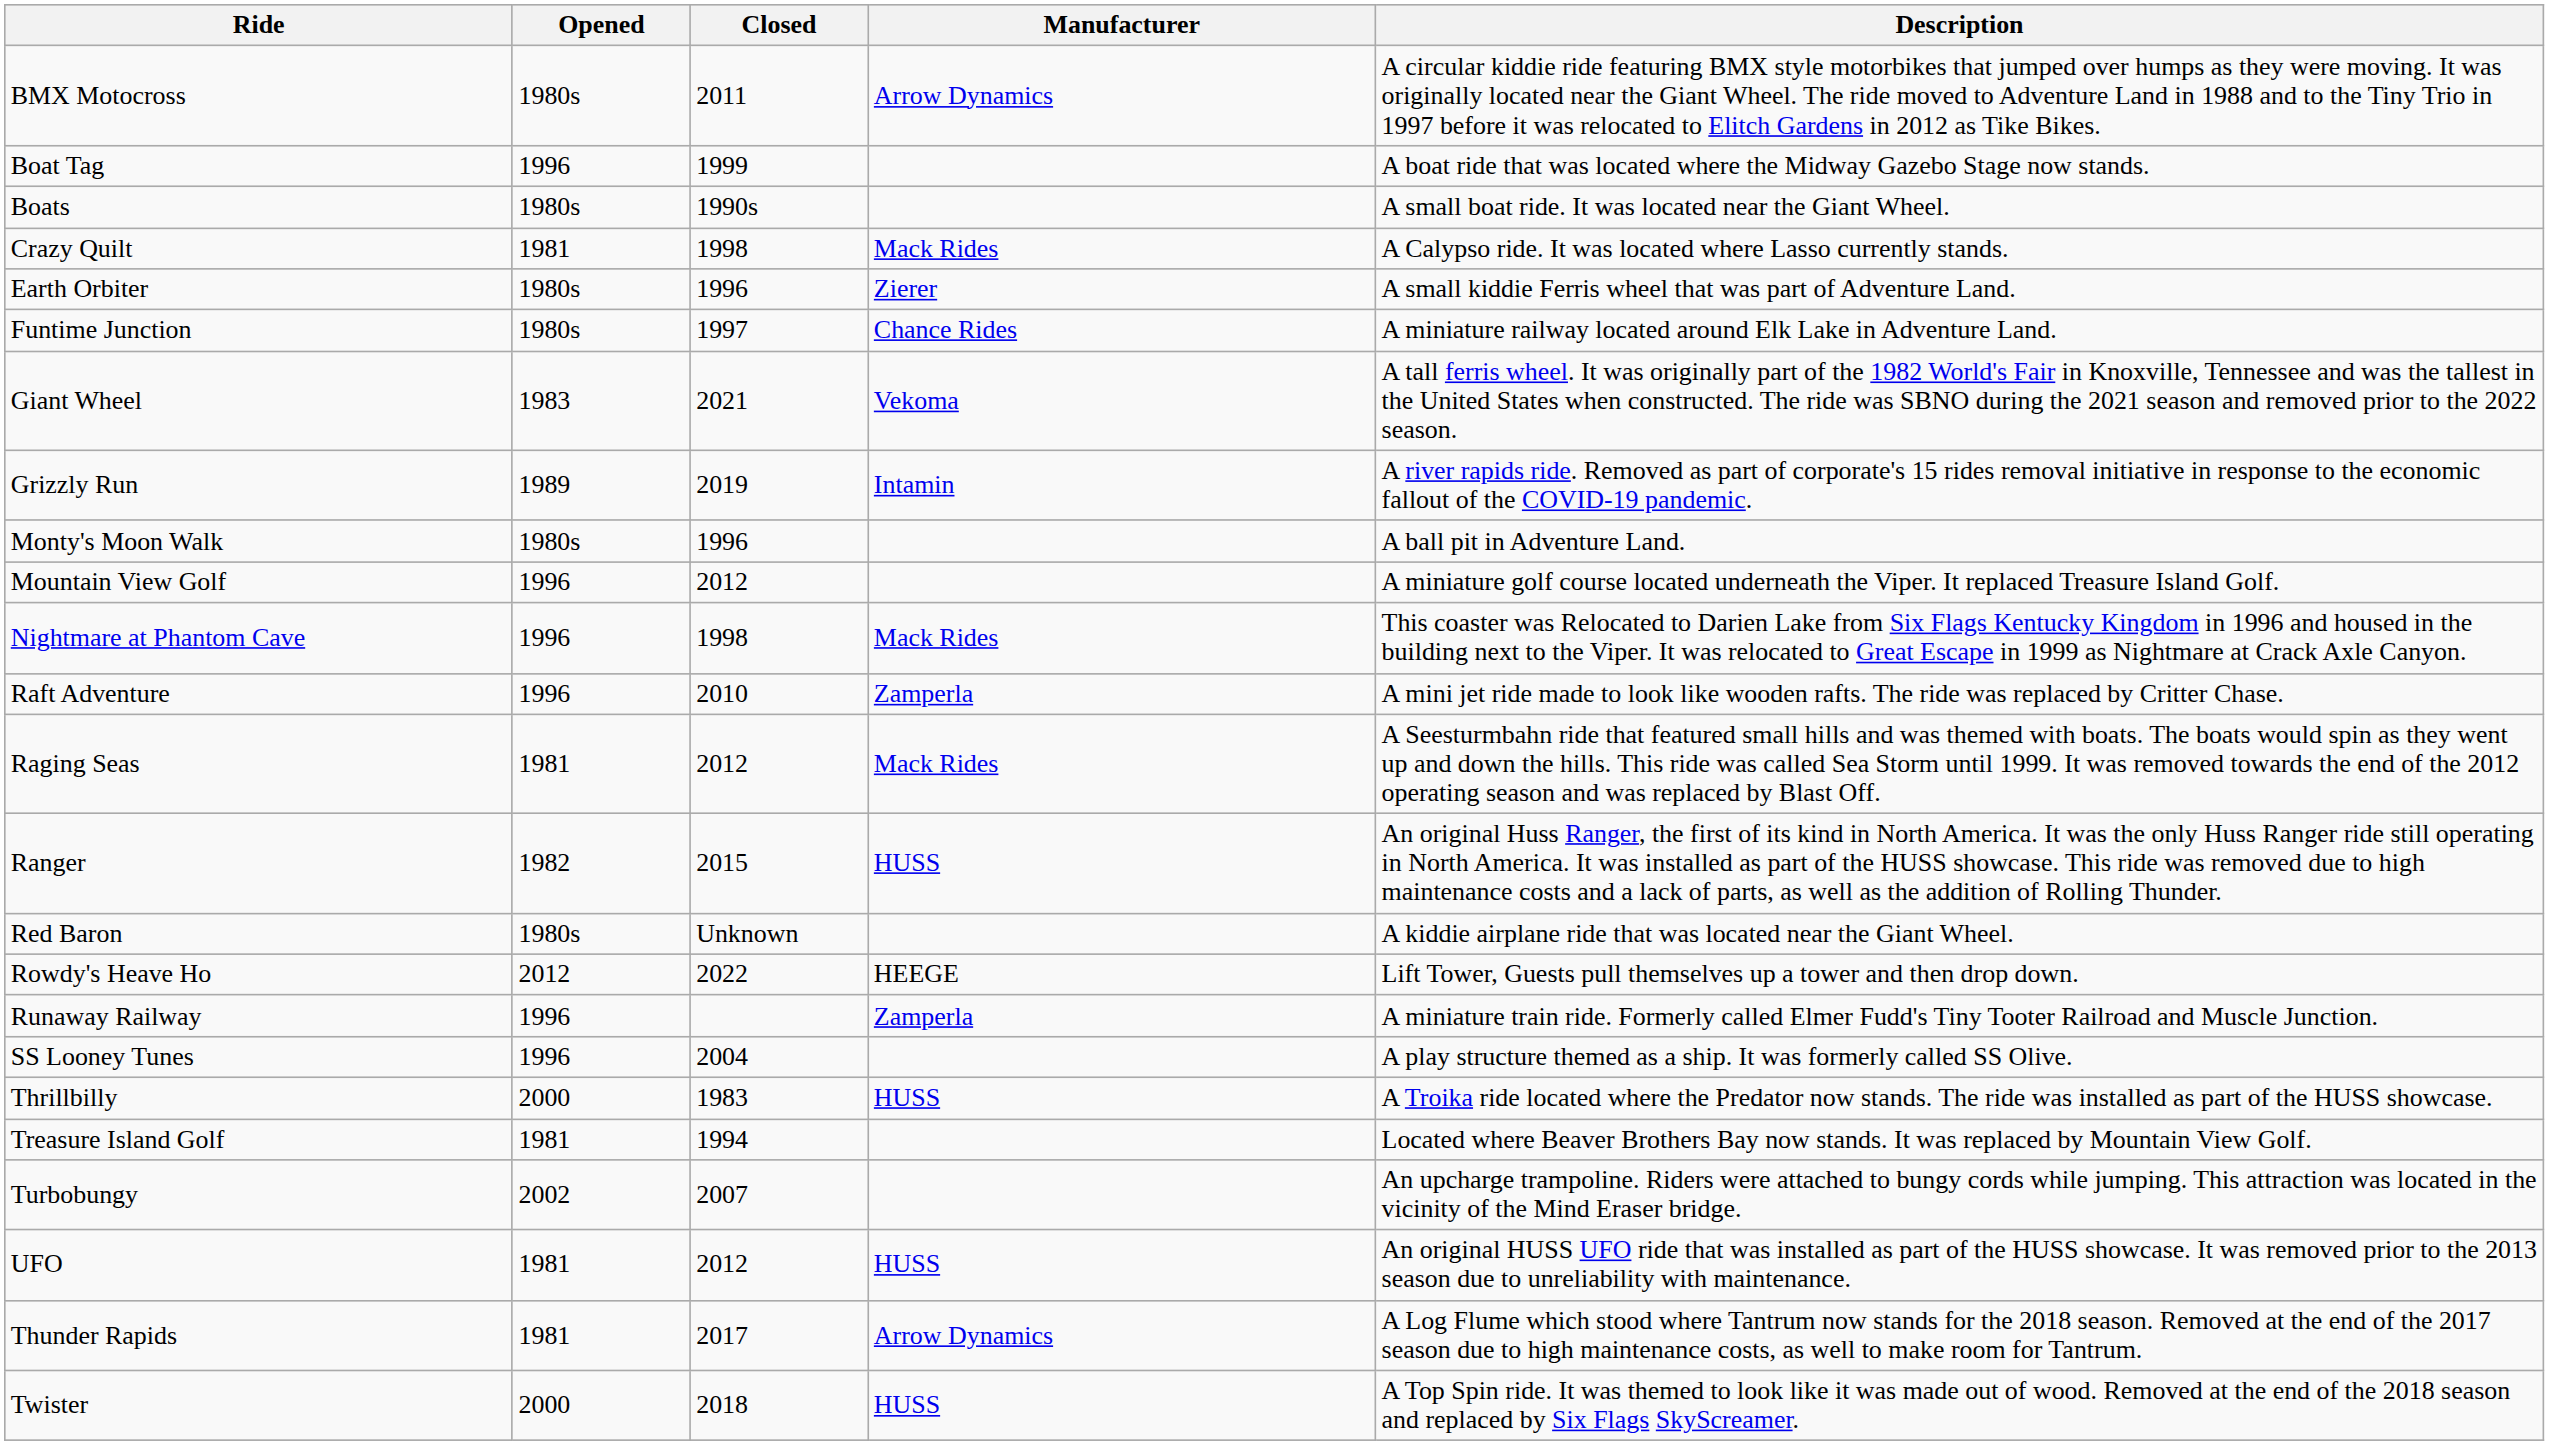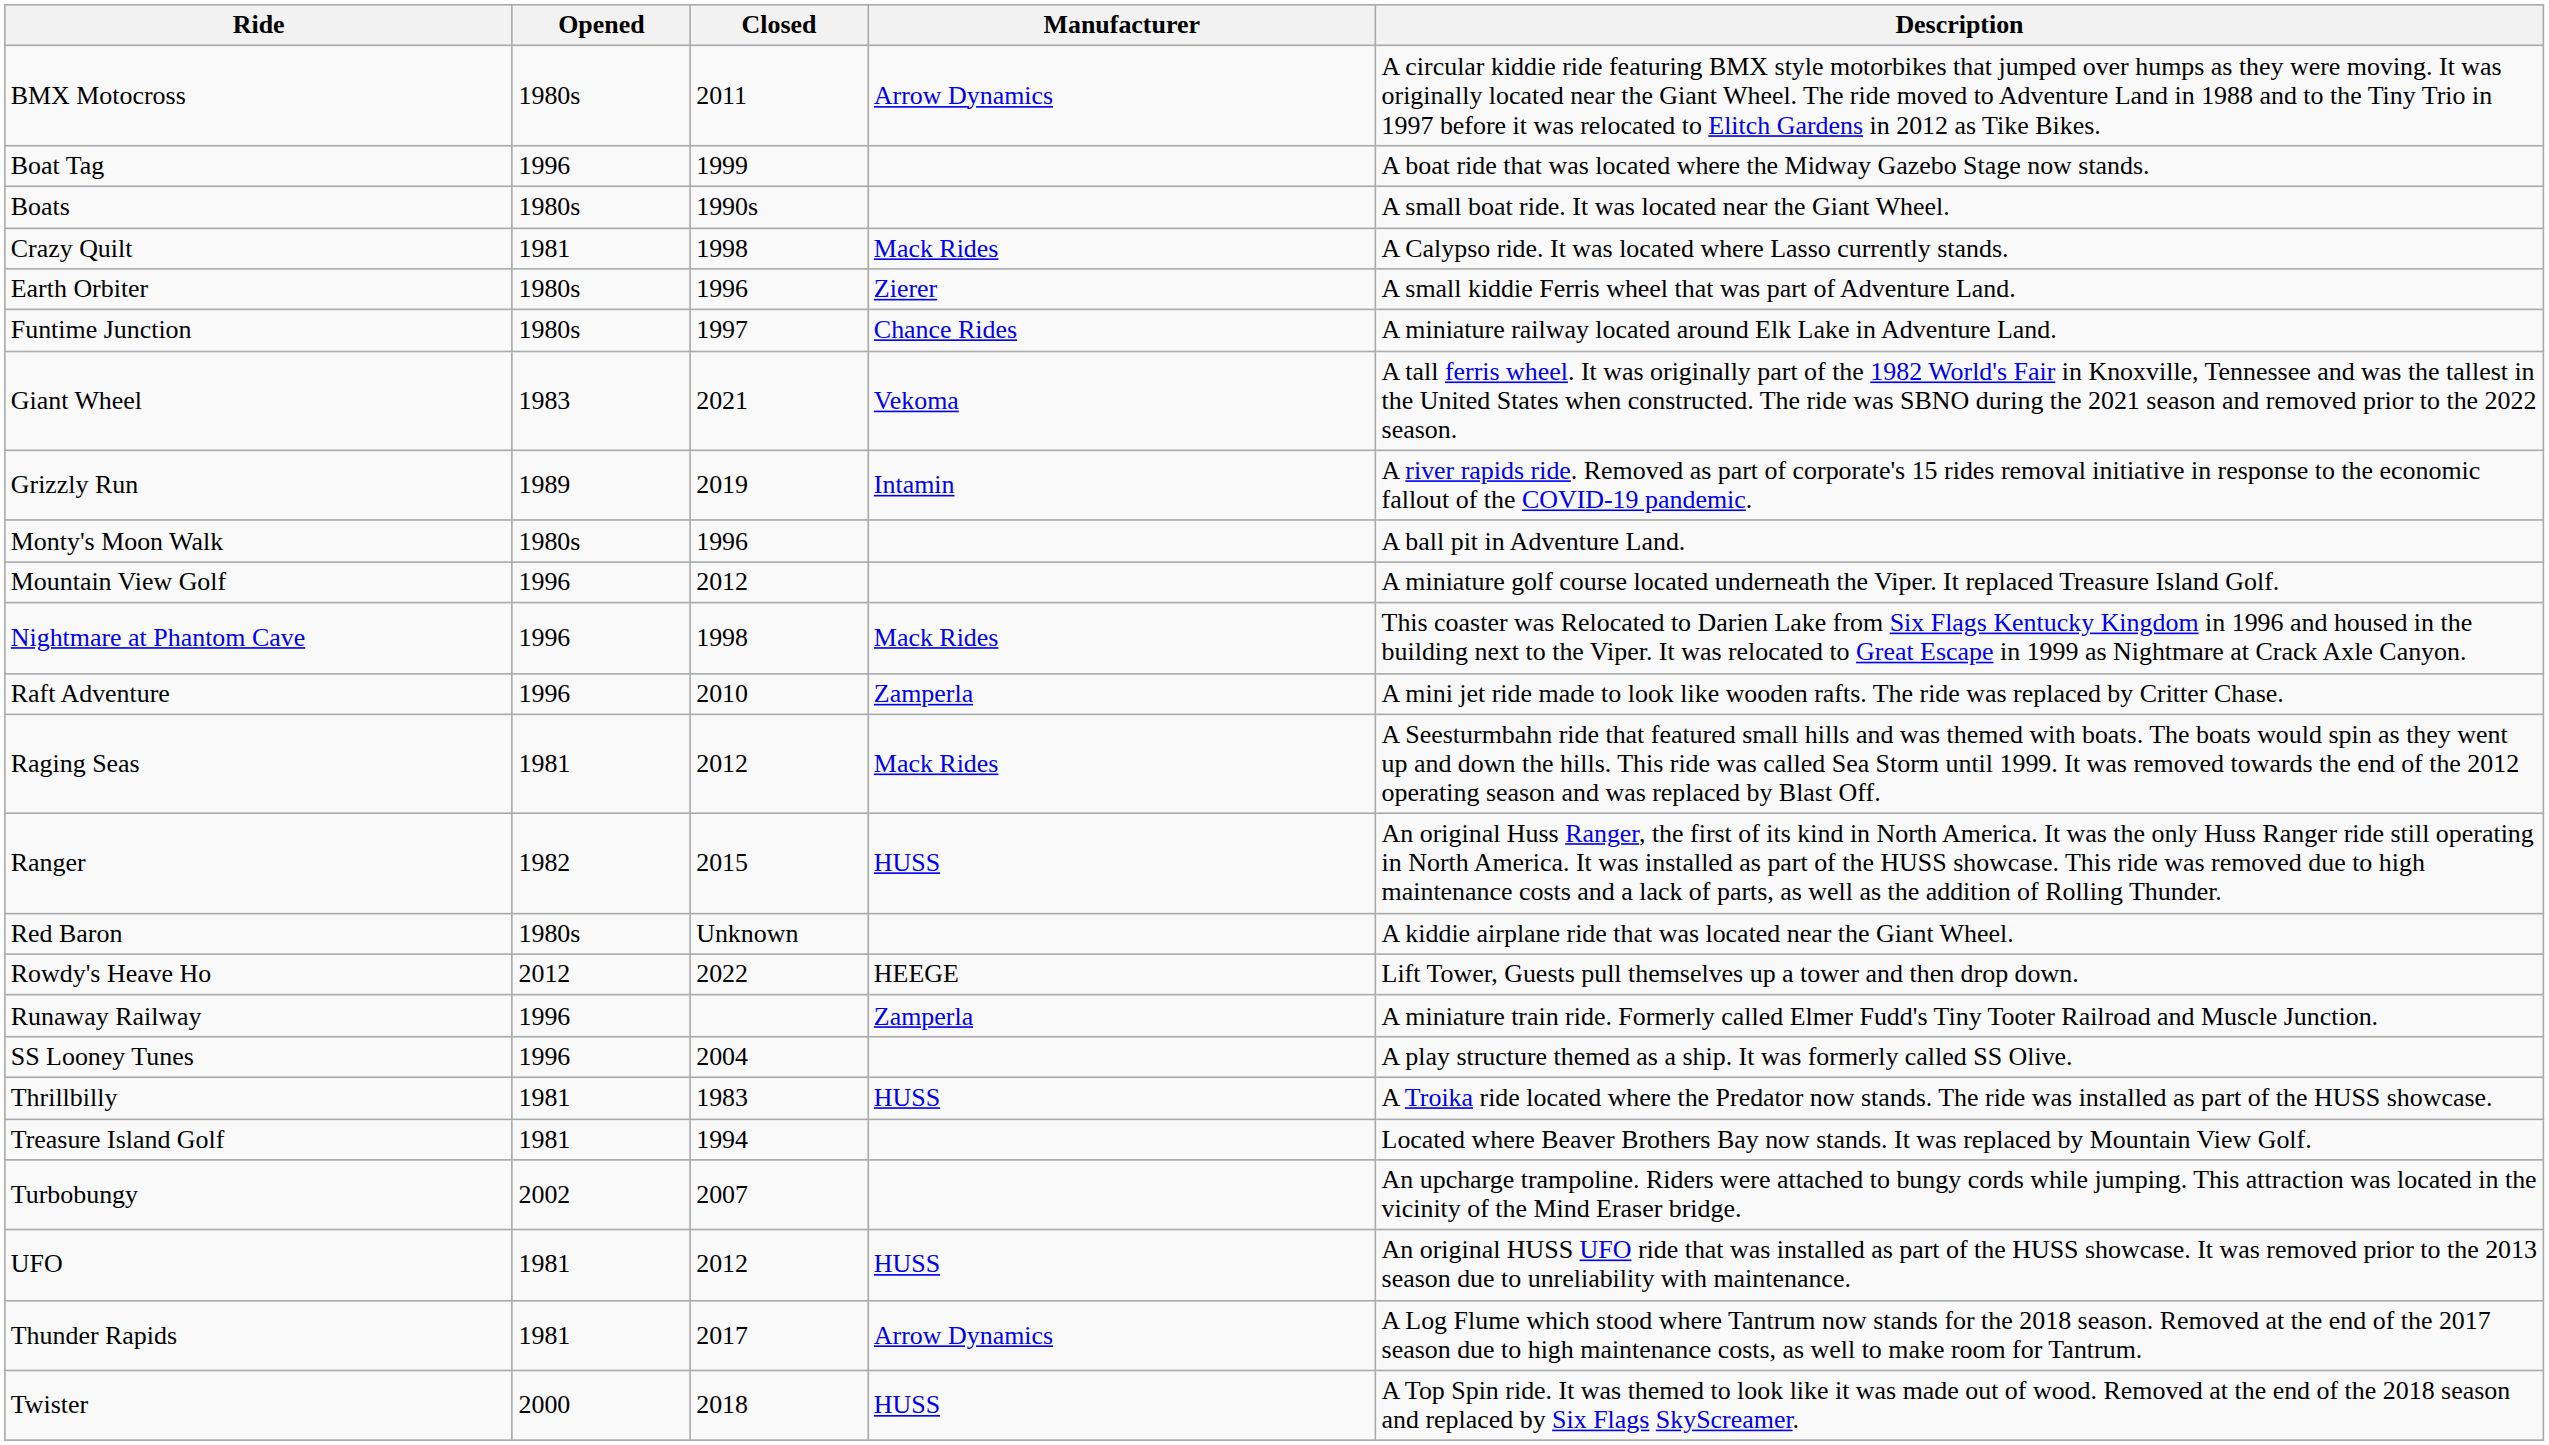(544, 1097) 2000 -> (544, 1097) 1981
